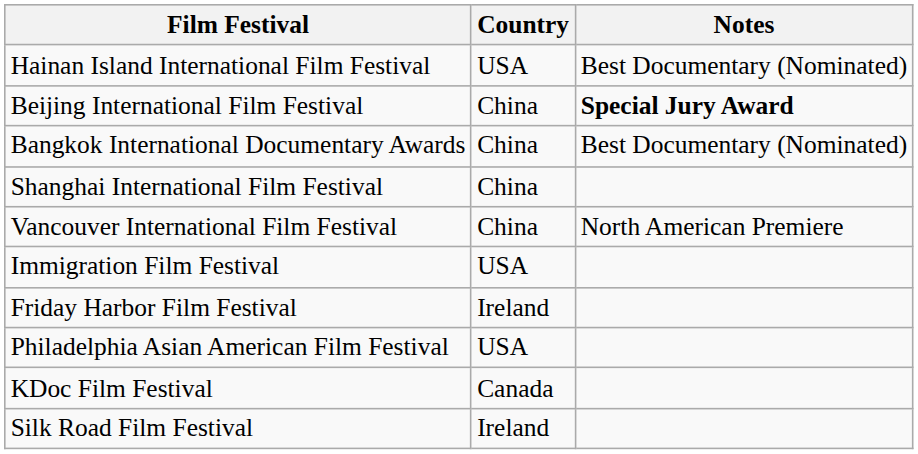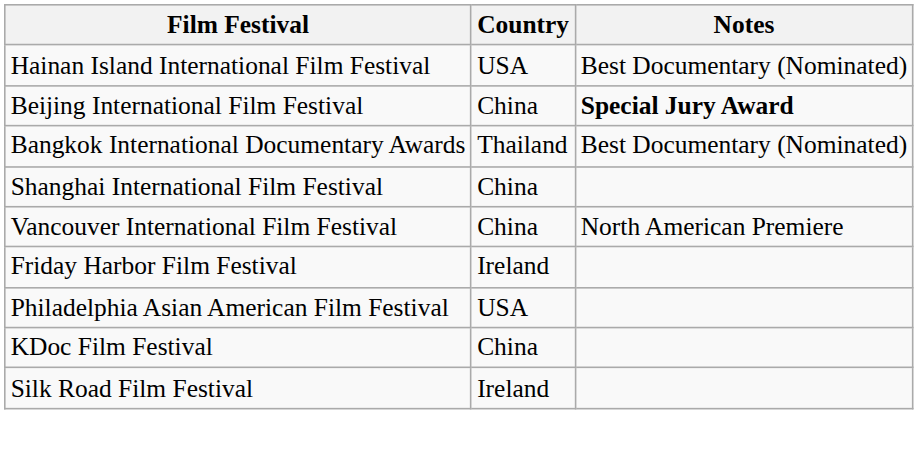(508, 145) China -> (522, 145) Thailand
- row: (145, 266)
(515, 387) Canada -> (508, 347) China
